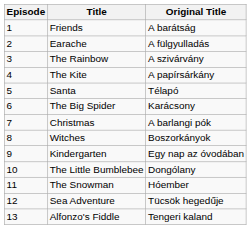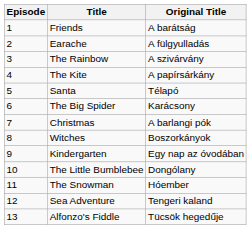(186, 201) Tücsök hegedűje -> (180, 201) Tengeri kaland
(180, 216) Tengeri kaland -> (186, 216) Tücsök hegedűje
